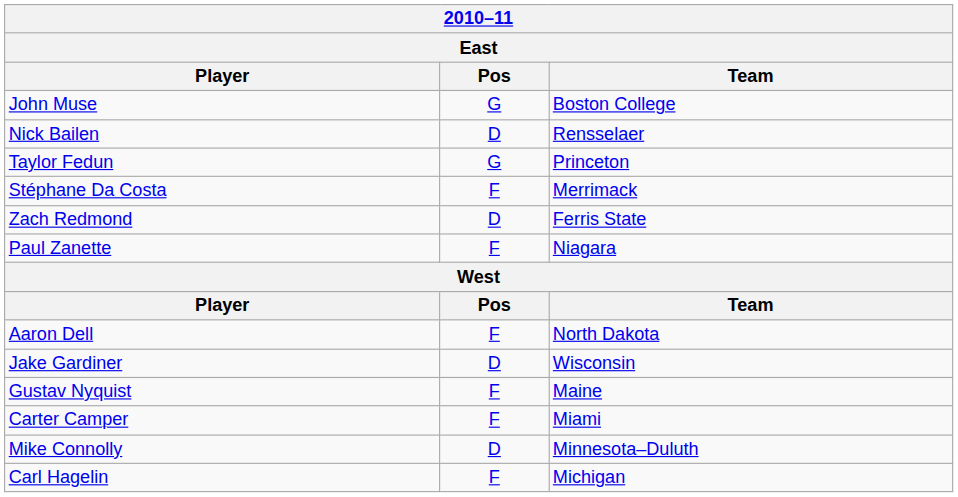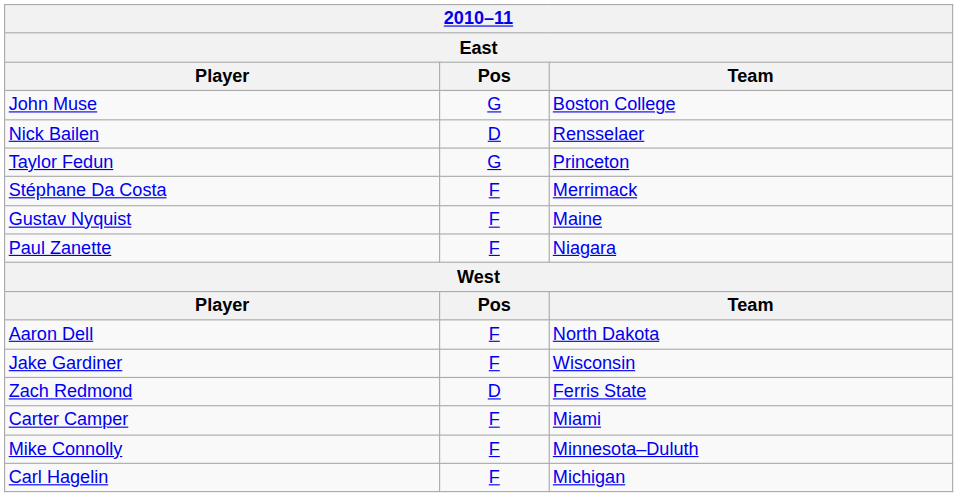rows swapped: (70, 391) <-> (71, 219)
(494, 362) D -> (494, 362) F
(494, 448) D -> (494, 448) F
